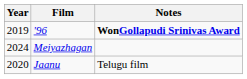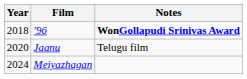(18, 30) 2019 -> (18, 30) 2018
rows swapped: (47, 64) <-> (63, 47)
